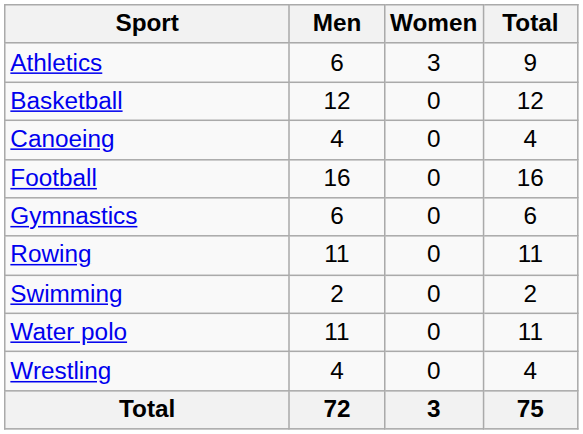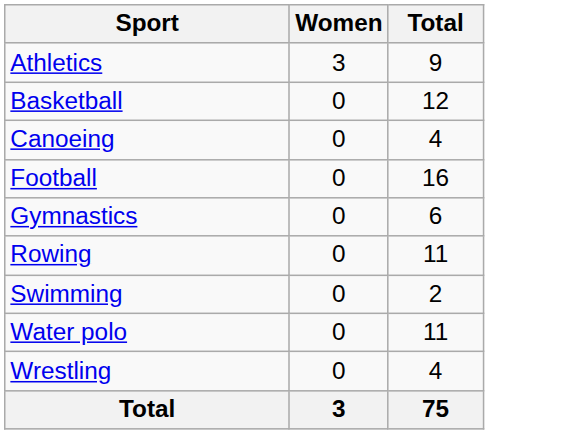- column: (337, 23)
